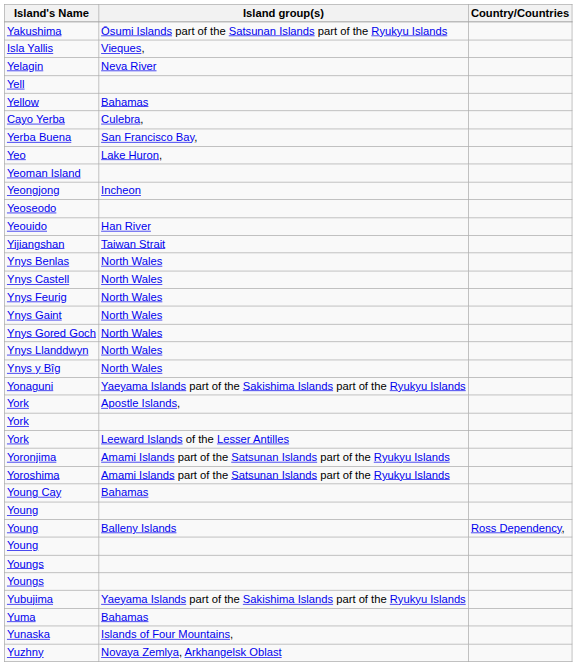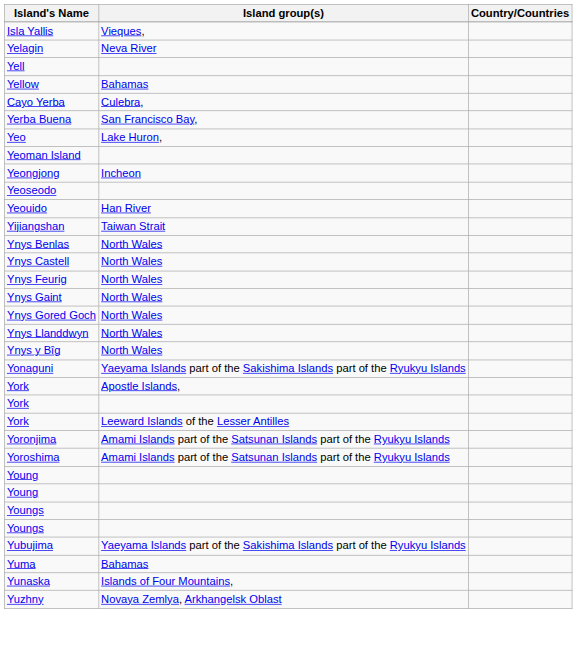- row: (34, 31)
- row: (34, 492)
- row: (23, 528)
